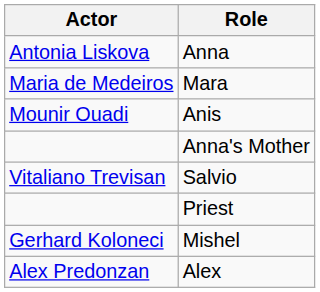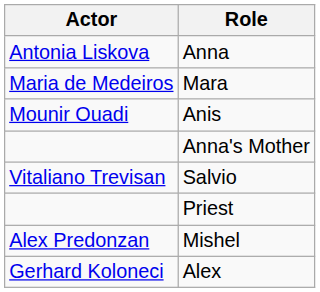(86, 240) Gerhard Koloneci -> (79, 240) Alex Predonzan
(79, 271) Alex Predonzan -> (86, 271) Gerhard Koloneci
